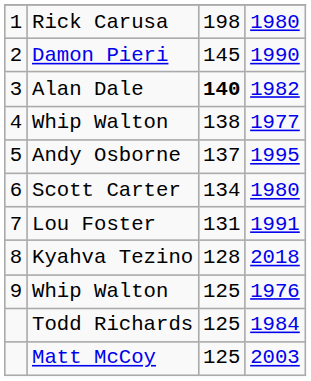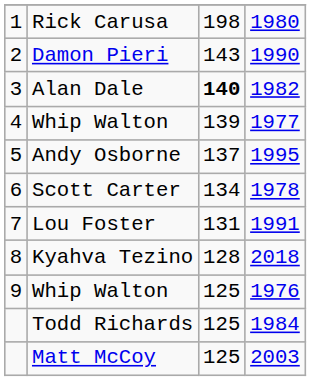(222, 55) 145 -> (222, 55) 143
(222, 123) 138 -> (222, 123) 139
(275, 190) 1980 -> (275, 190) 1978
